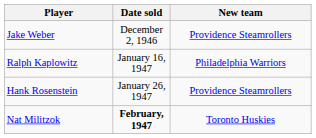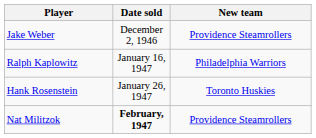(241, 91) Providence Steamrollers -> (241, 91) Toronto Huskies
(241, 119) Toronto Huskies -> (241, 119) Providence Steamrollers
